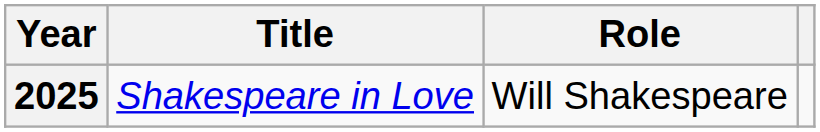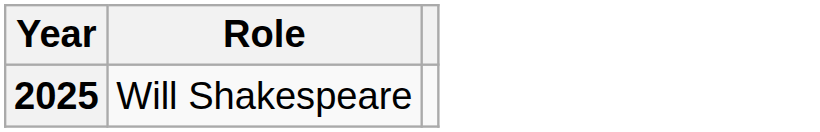- column: (295, 34)
